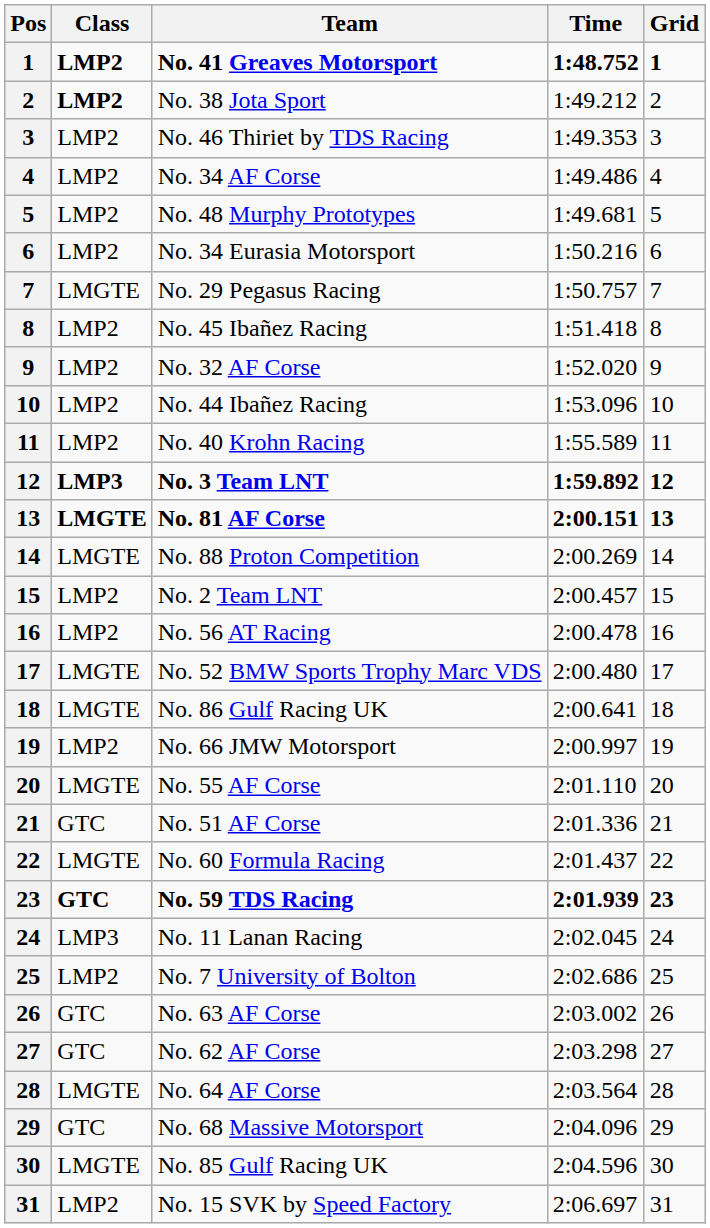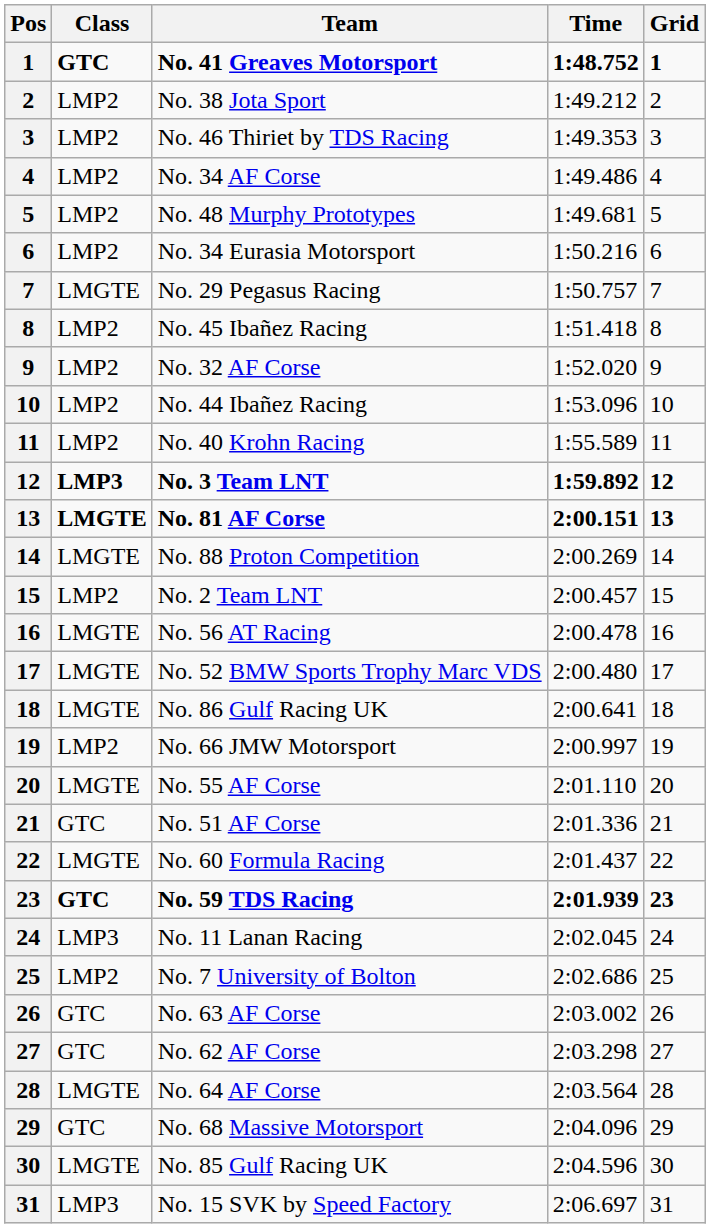(90, 61) LMP2 -> (83, 61) GTC
(90, 99) bold -> (88, 99) normal
(88, 632) LMP2 -> (99, 632) LMGTE
(88, 1203) LMP2 -> (88, 1203) LMP3
